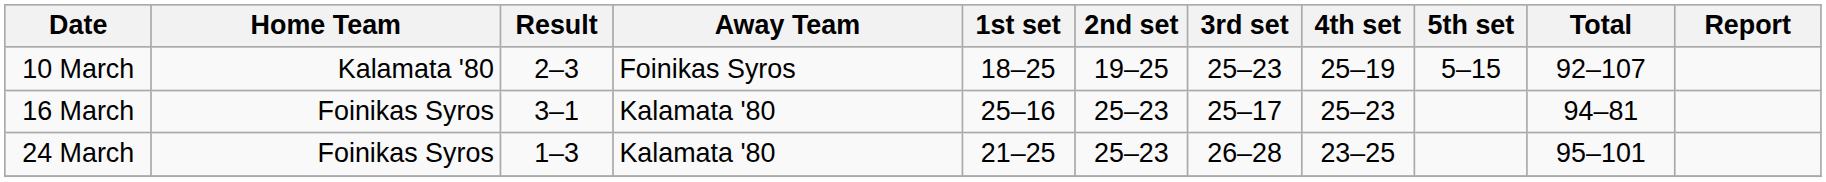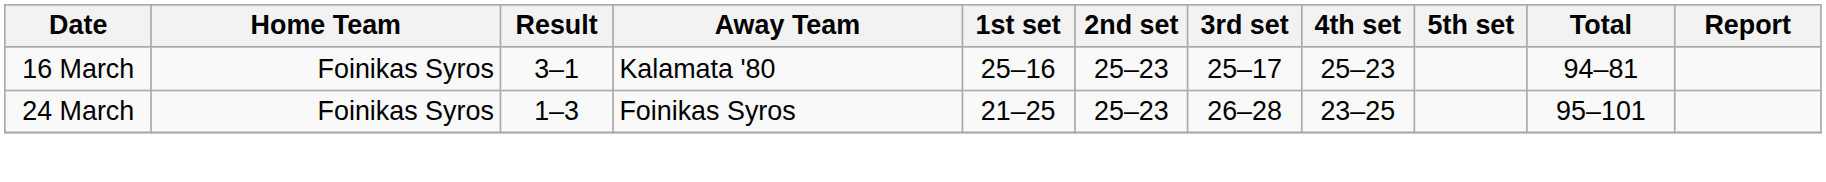- row: (78, 68)
(697, 153) Kalamata '80 -> (708, 111) Foinikas Syros
